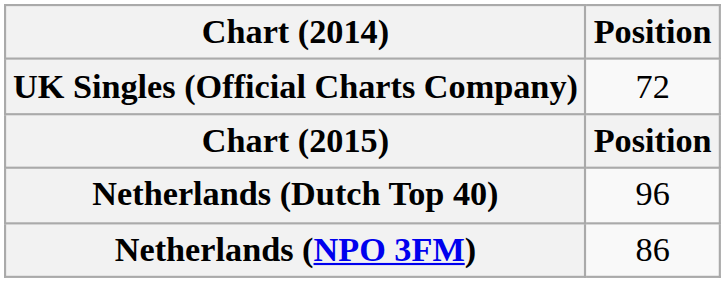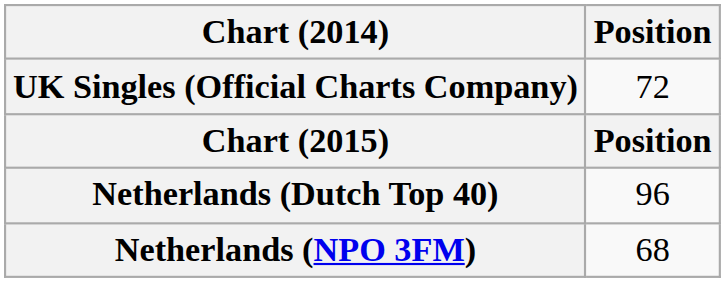(653, 248) 86 -> (653, 248) 68
